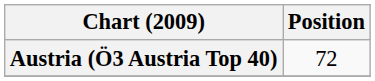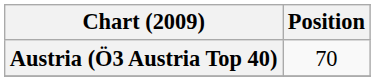(326, 57) 72 -> (326, 57) 70
